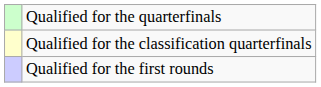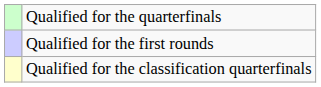rows swapped: (120, 69) <-> (169, 43)
